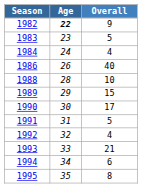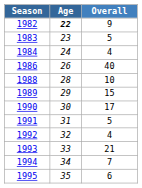(109, 163) 6 -> (109, 163) 7
(109, 177) 8 -> (109, 177) 6
